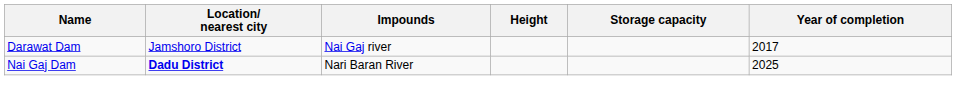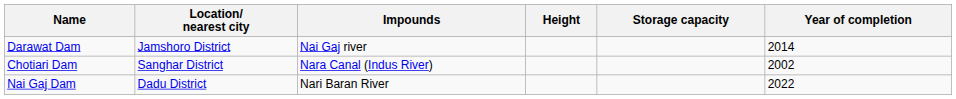(765, 46) 2017 -> (781, 46) 2014
+ row: (42, 65)
(186, 65) bold -> (172, 84) normal
(765, 65) 2025 -> (781, 84) 2022
